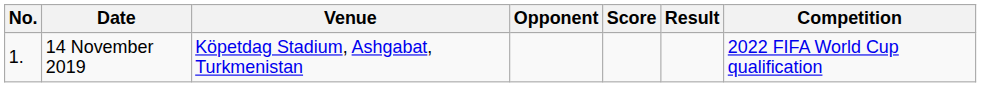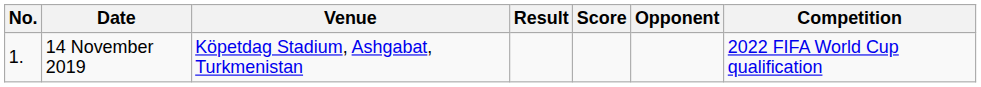columns swapped: (556, 18) <-> (692, 18)
